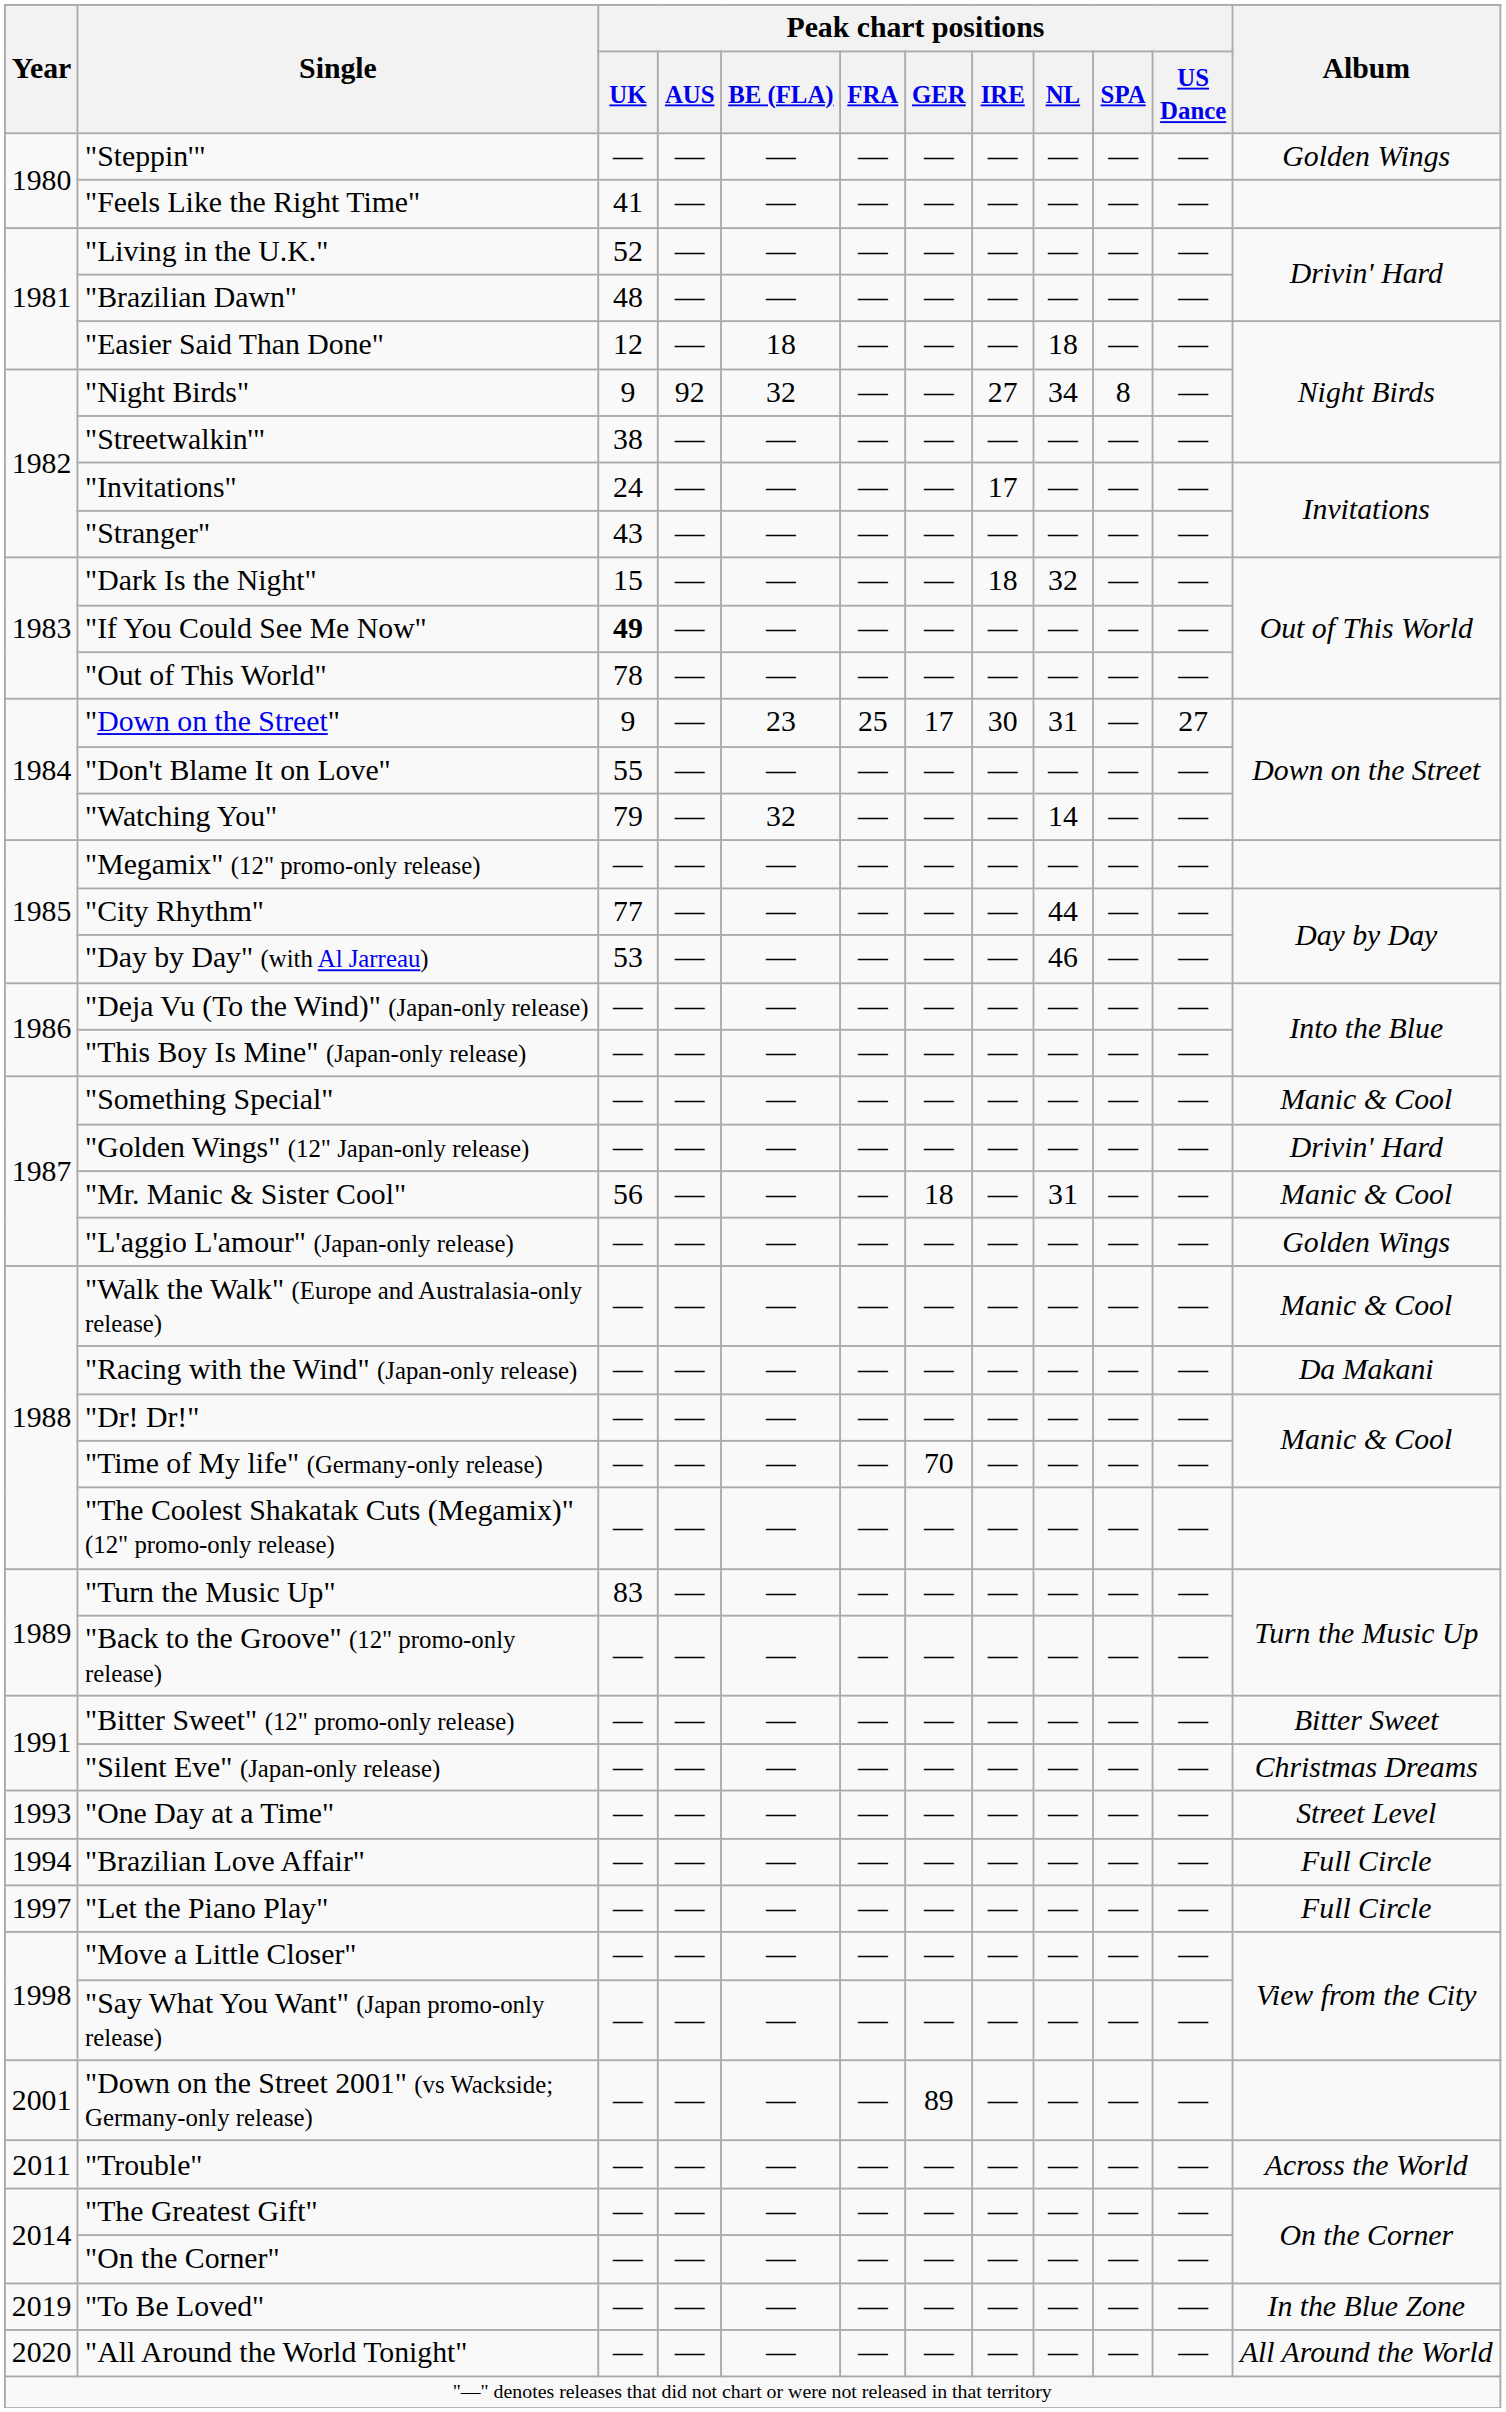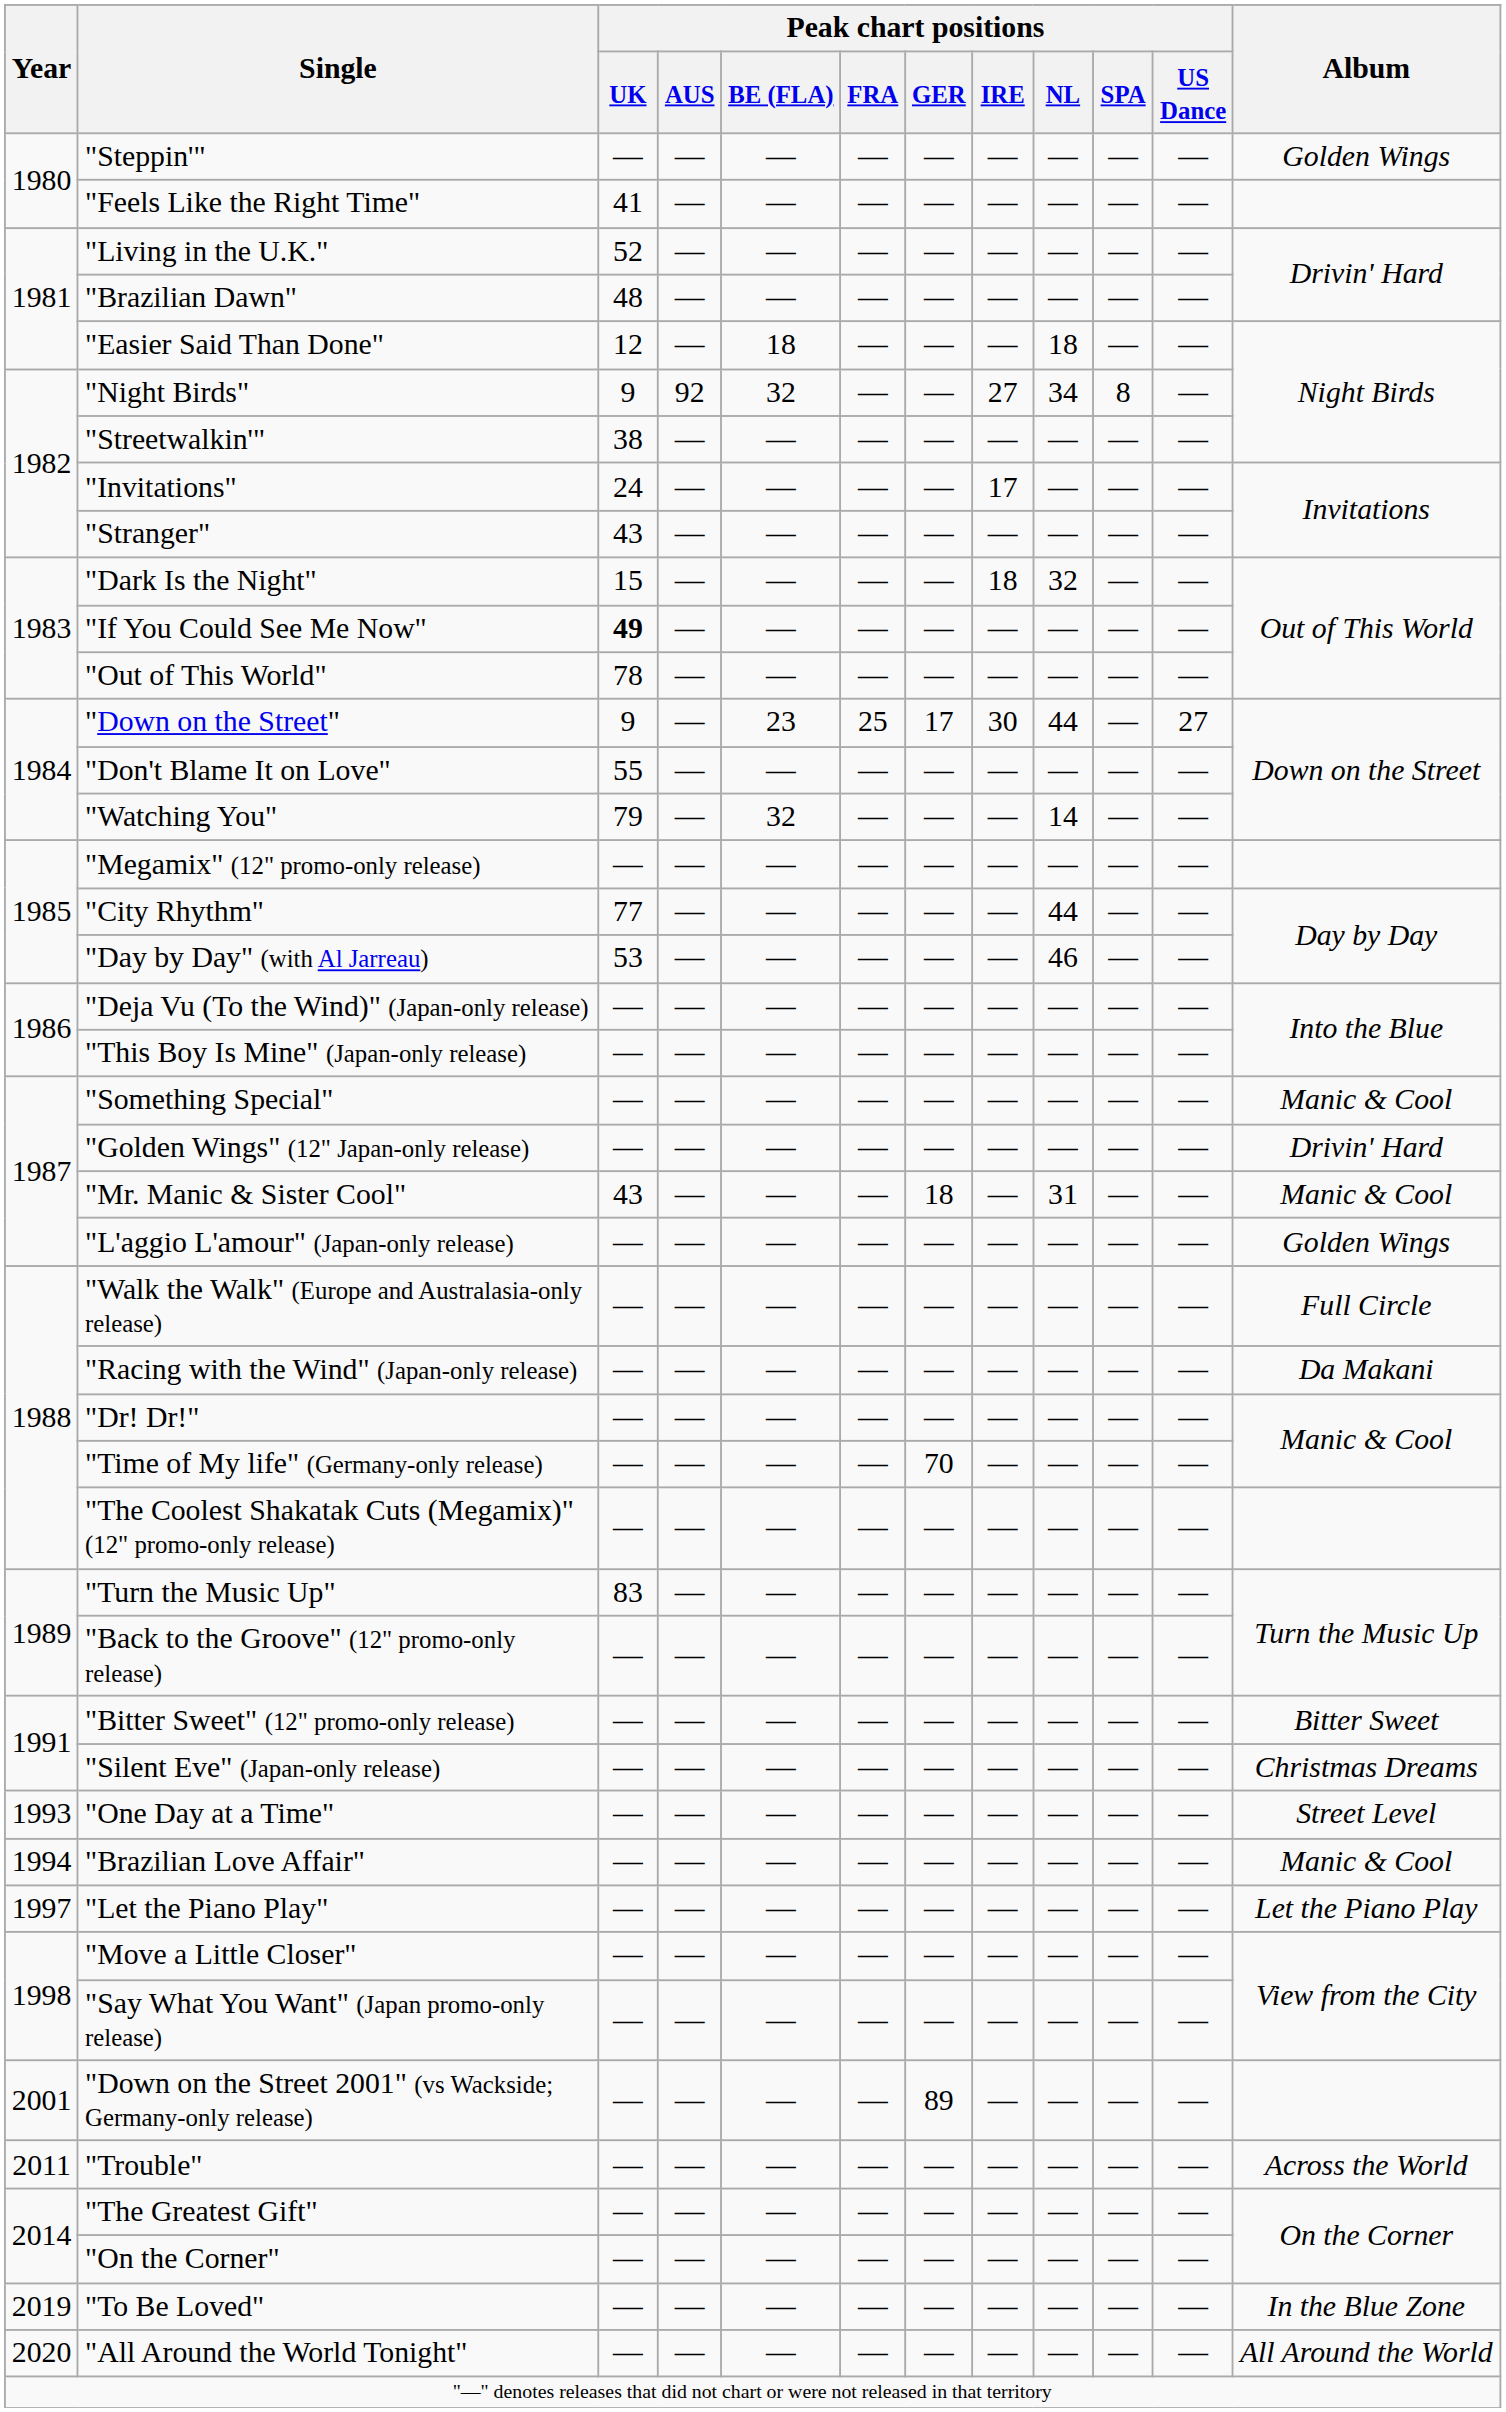(1063, 722) 31 -> (1063, 722) 44
(628, 1194) 56 -> (628, 1194) 43
(1366, 1305) Manic & Cool -> (1366, 1305) Full Circle
(1366, 1861) Full Circle -> (1366, 1861) Manic & Cool
(1366, 1908) Full Circle -> (1366, 1908) Let the Piano Play
